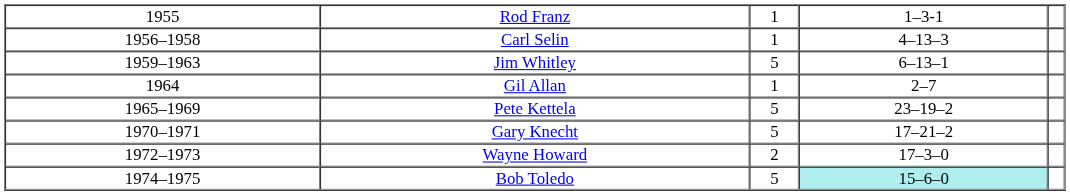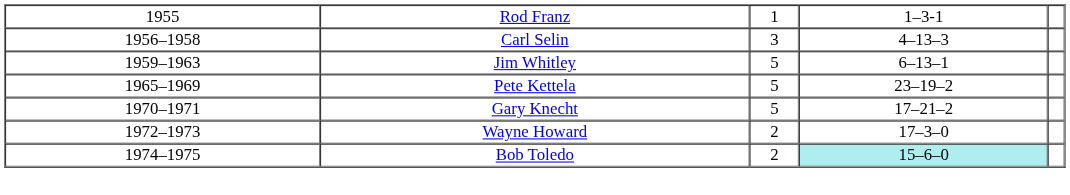(774, 39) 1 -> (774, 39) 3
- row: (535, 85)
(774, 178) 5 -> (774, 155) 2
